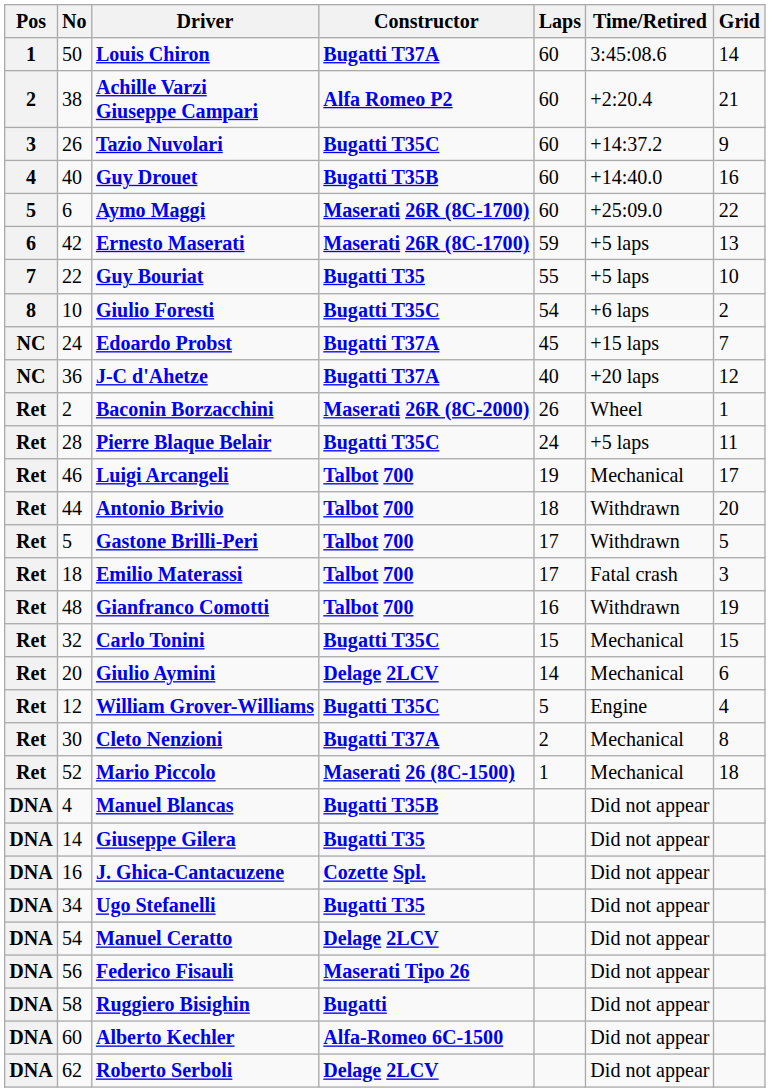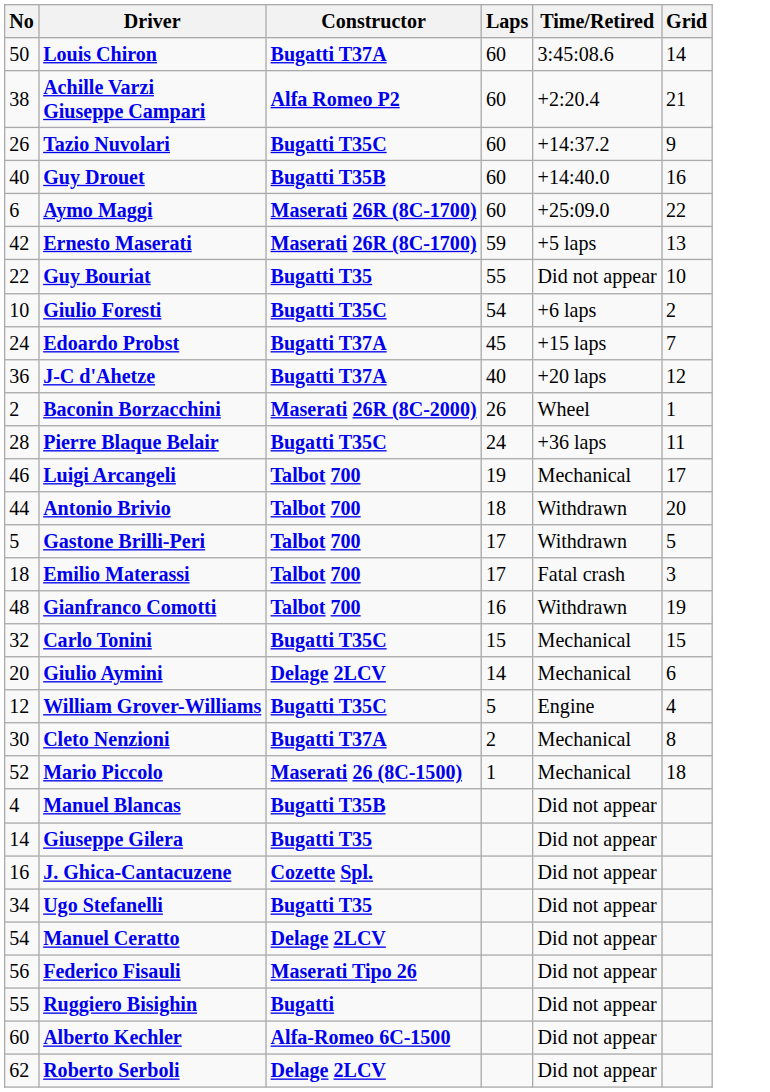- column: (31, 21)
(620, 276) +5 laps -> (597, 276) Did not appear
(620, 441) +5 laps -> (572, 441) +36 laps
(72, 1004) 58 -> (19, 1004) 55
